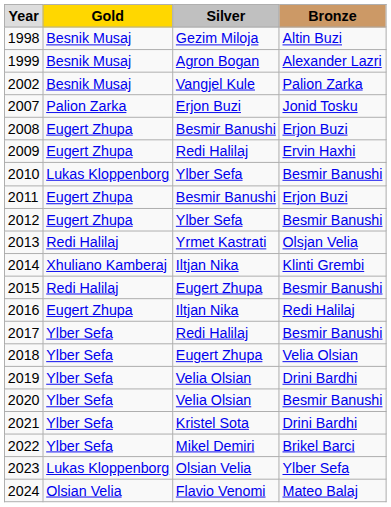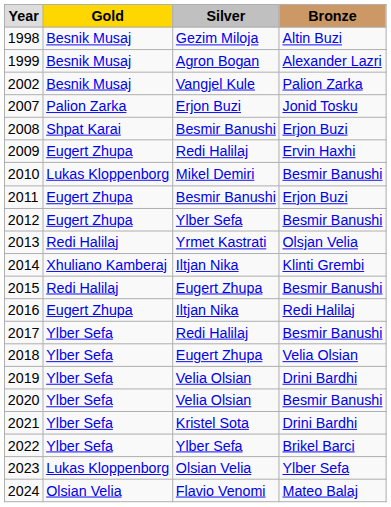(89, 129) Eugert Zhupa -> (84, 129) Shpat Karai
(209, 174) Ylber Sefa -> (215, 174) Mikel Demiri
(215, 446) Mikel Demiri -> (209, 446) Ylber Sefa
